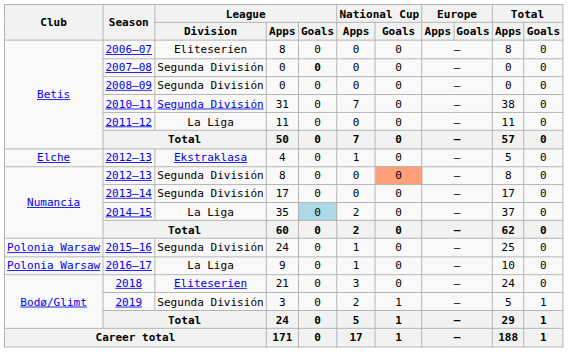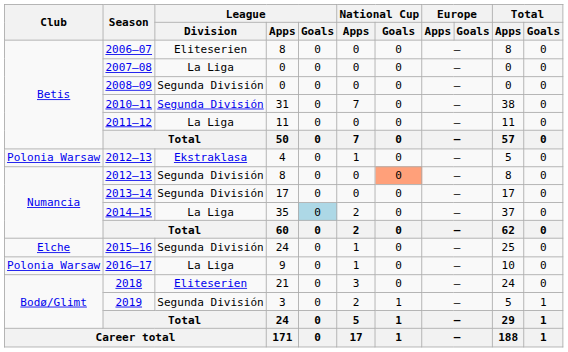(211, 67) Segunda División -> (211, 67) La Liga
(318, 67) bold -> (318, 67) normal
(54, 158) Elche -> (54, 158) Polonia Warsaw
(54, 248) Polonia Warsaw -> (54, 248) Elche
